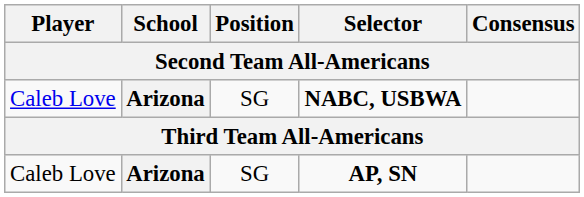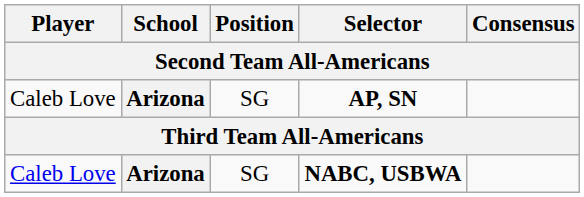rows swapped: (383, 98) <-> (383, 173)
